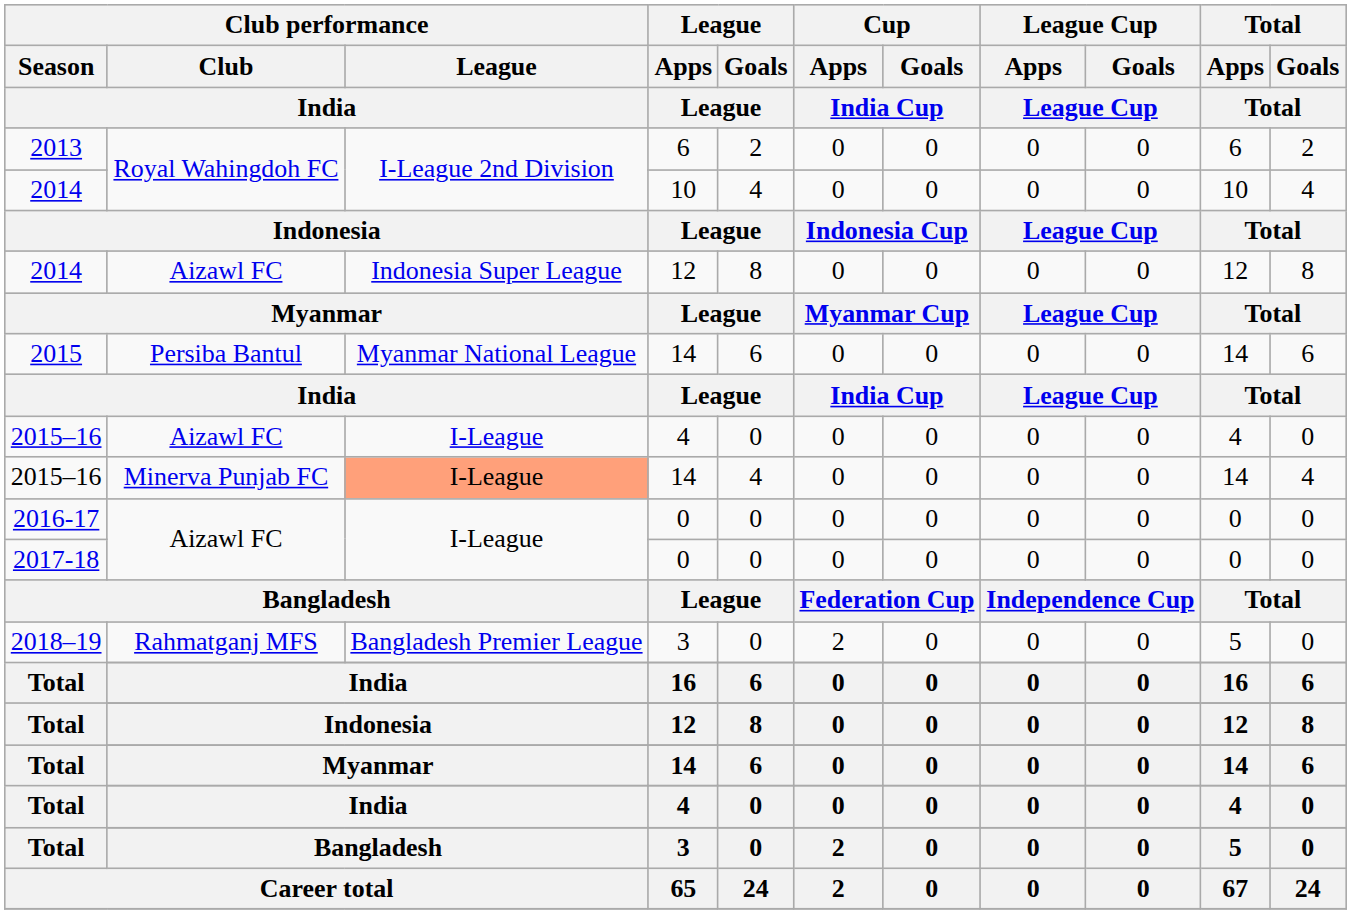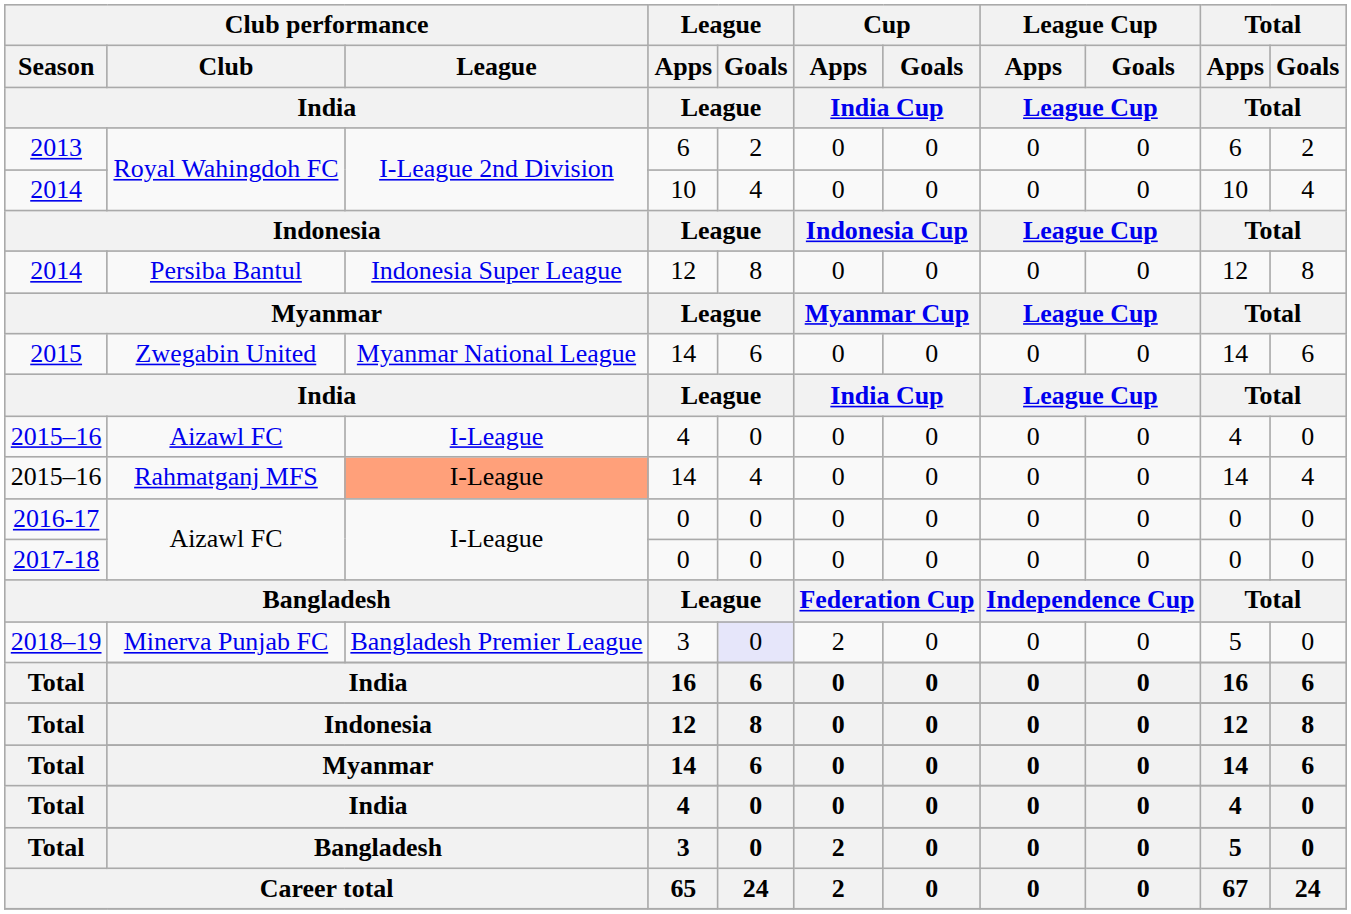(226, 271) Aizawl FC -> (226, 271) Persiba Bantul
(226, 353) Persiba Bantul -> (226, 353) Zwegabin United
(226, 477) Minerva Punjab FC -> (226, 477) Rahmatganj MFS
(226, 641) Rahmatganj MFS -> (226, 641) Minerva Punjab FC
(756, 641) no background -> (756, 641) lavender background
